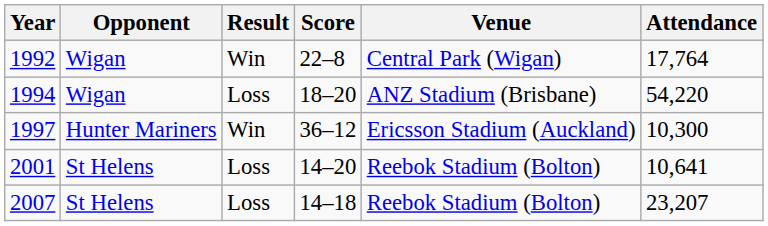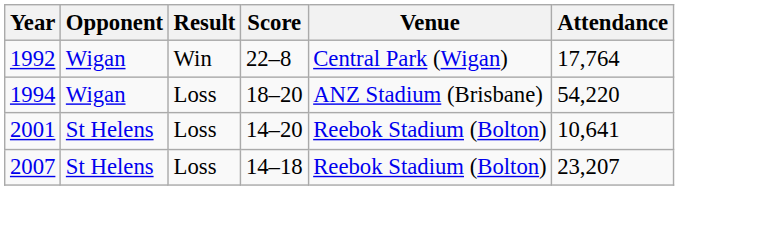- row: (33, 130)
